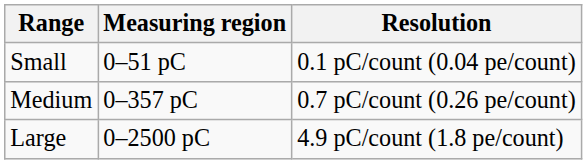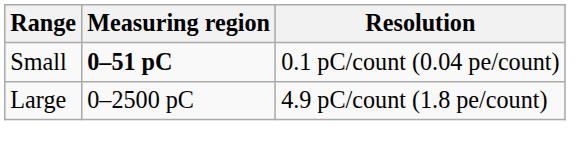(145, 61) normal -> (130, 61) bold
- row: (51, 100)
